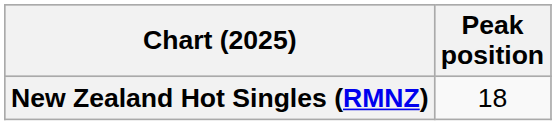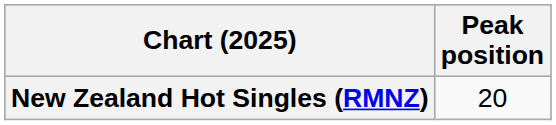(492, 97) 18 -> (492, 97) 20
